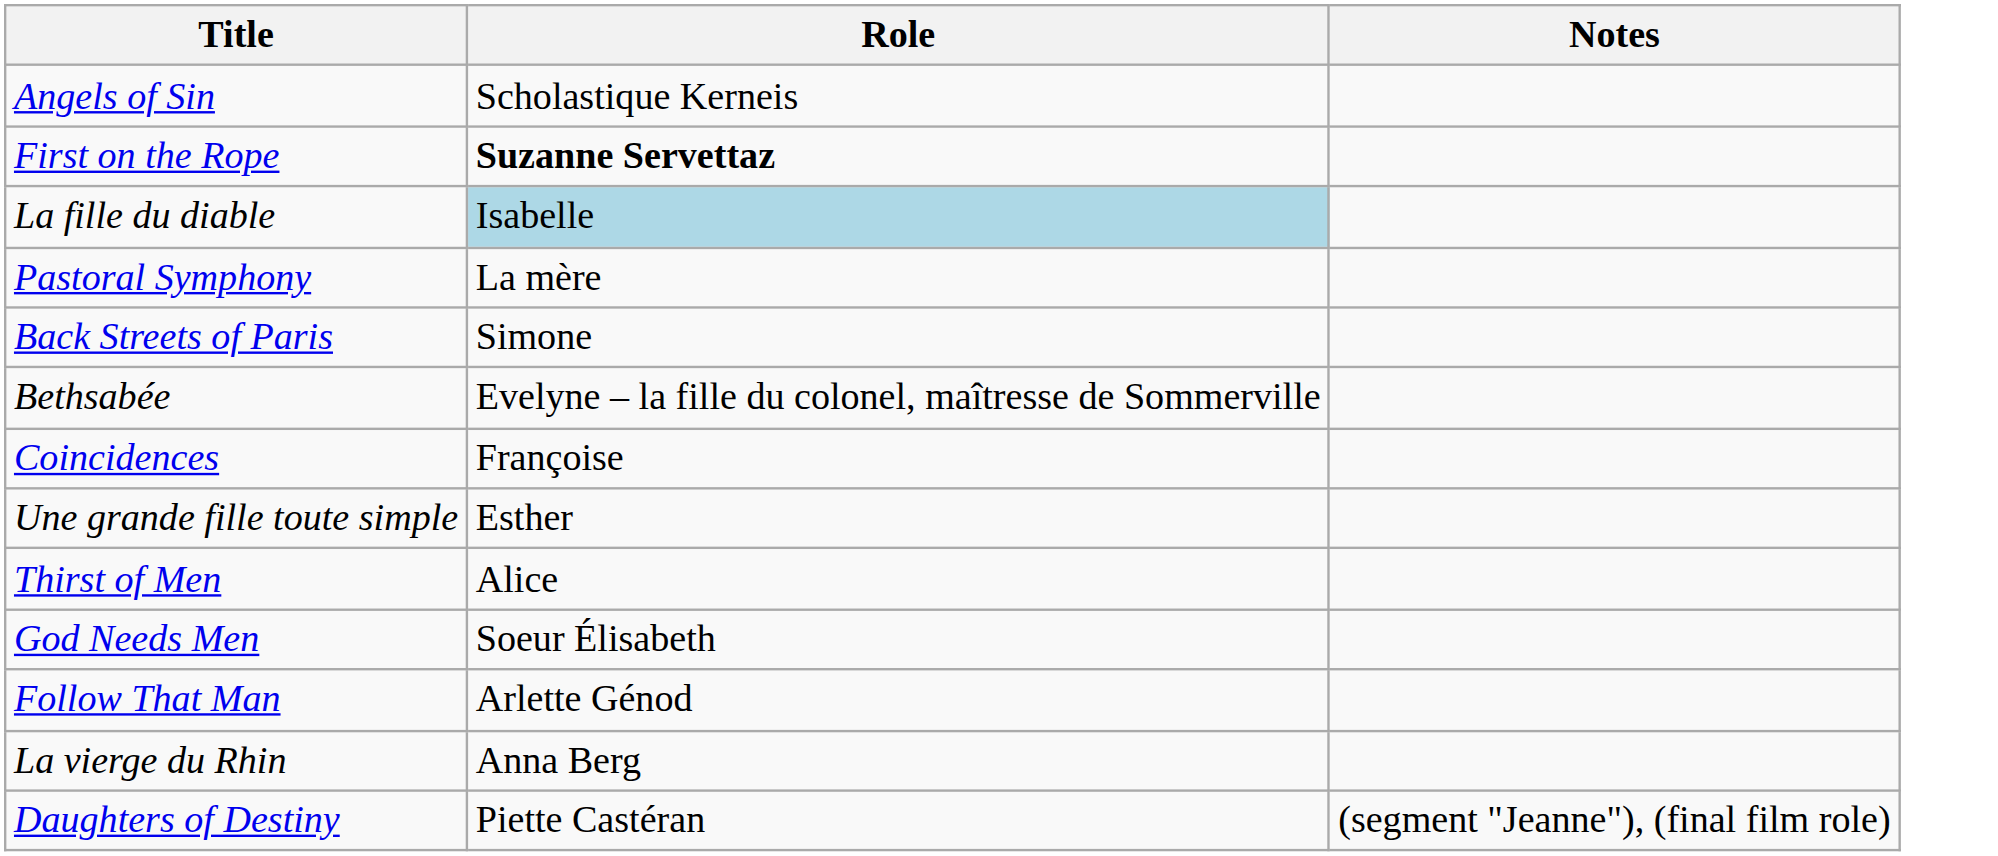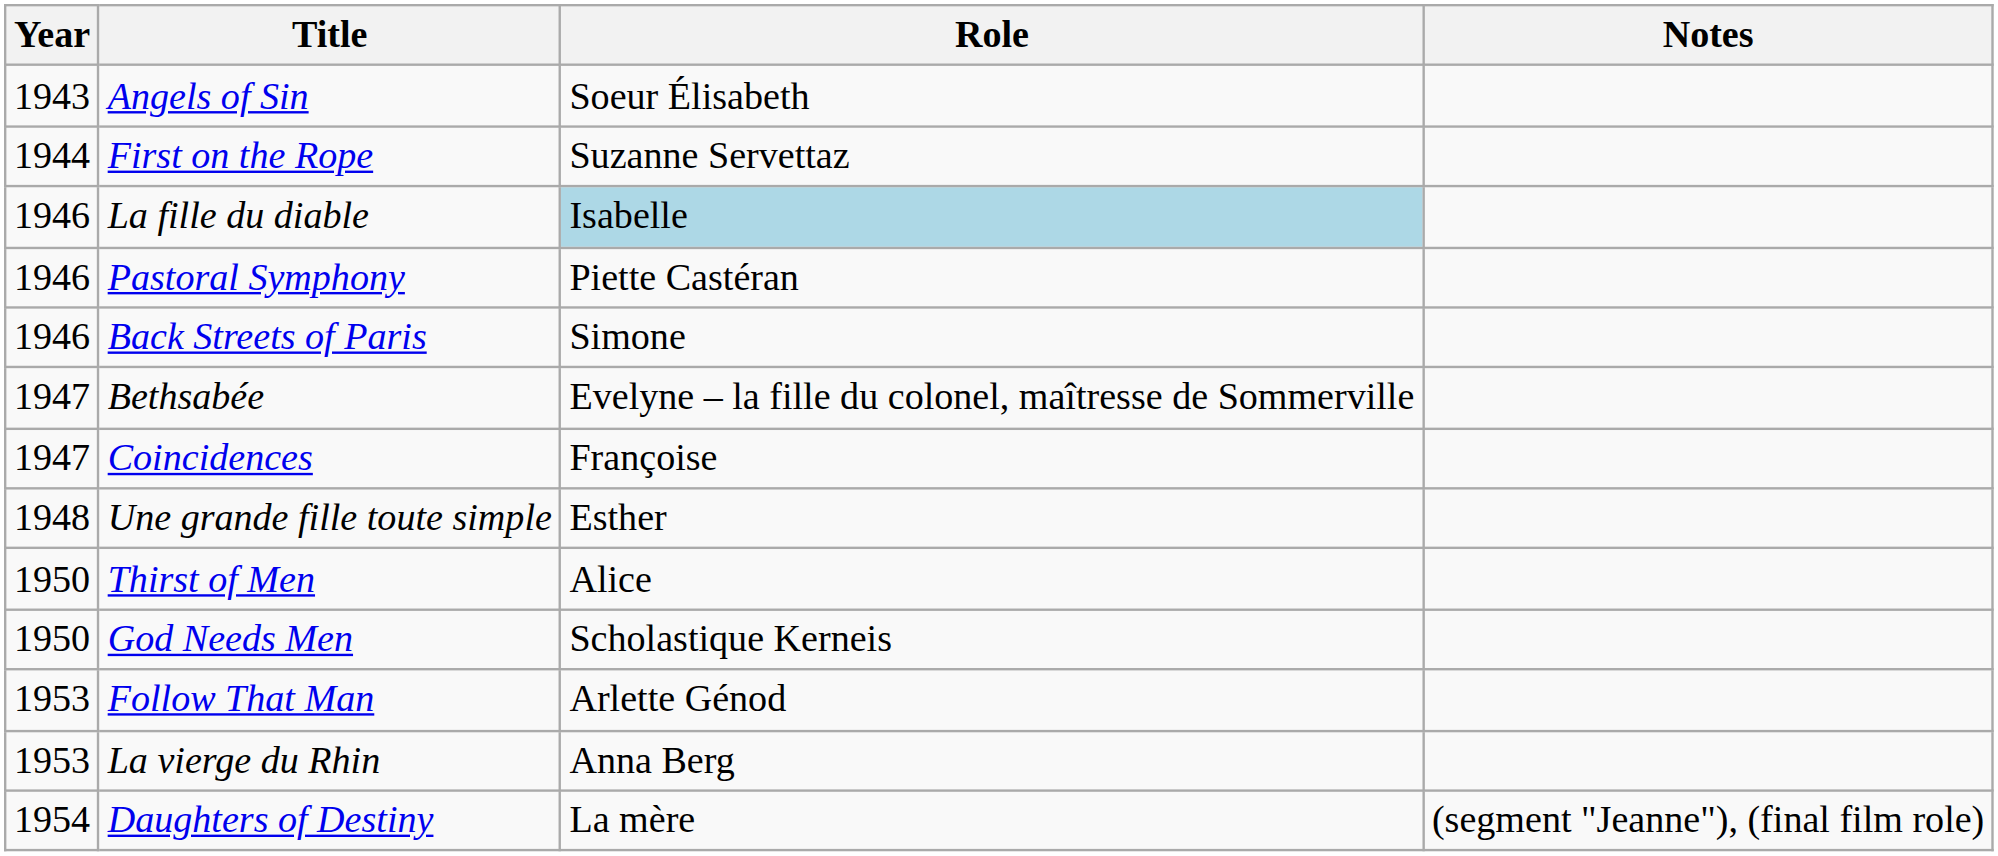+ column: (52, 34)
(637, 95) Scholastique Kerneis -> (689, 95) Soeur Élisabeth
(625, 155) bold -> (710, 155) normal
(539, 276) La mère -> (684, 276) Piette Castéran
(596, 638) Soeur Élisabeth -> (731, 638) Scholastique Kerneis
(590, 819) Piette Castéran -> (632, 819) La mère
